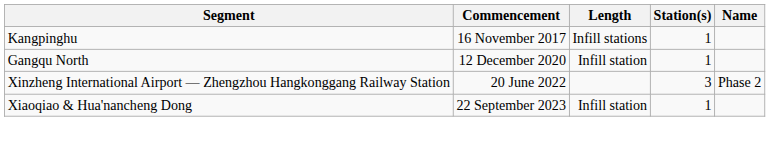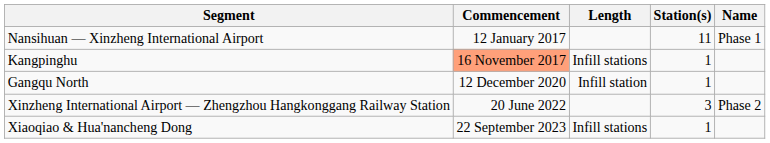+ row: (136, 37)
(512, 37) no background -> (512, 60) lightsalmon background
(613, 104) Infill station -> (610, 127) Infill stations
